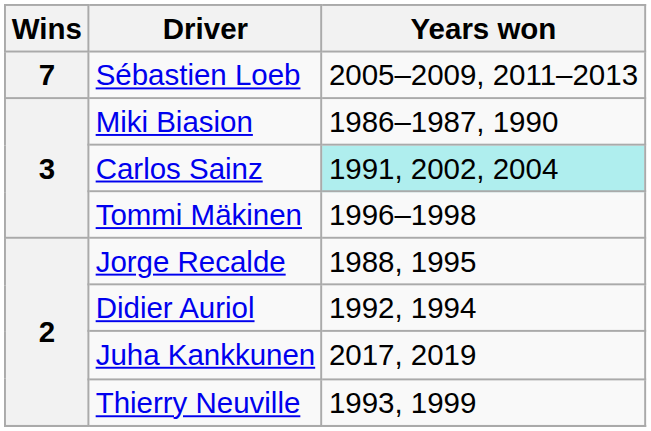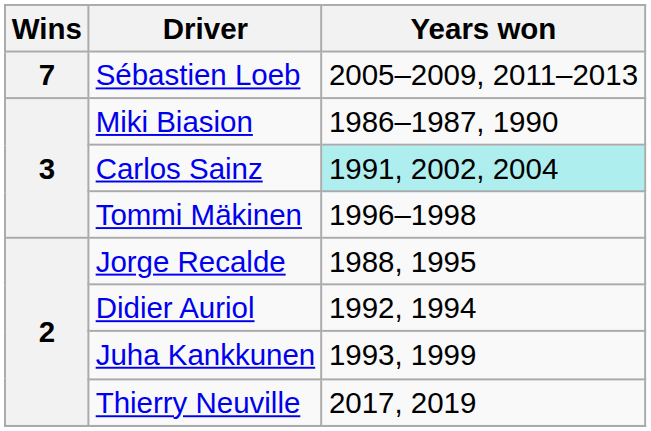(403, 355) 2017, 2019 -> (403, 355) 1993, 1999
(403, 402) 1993, 1999 -> (403, 402) 2017, 2019
